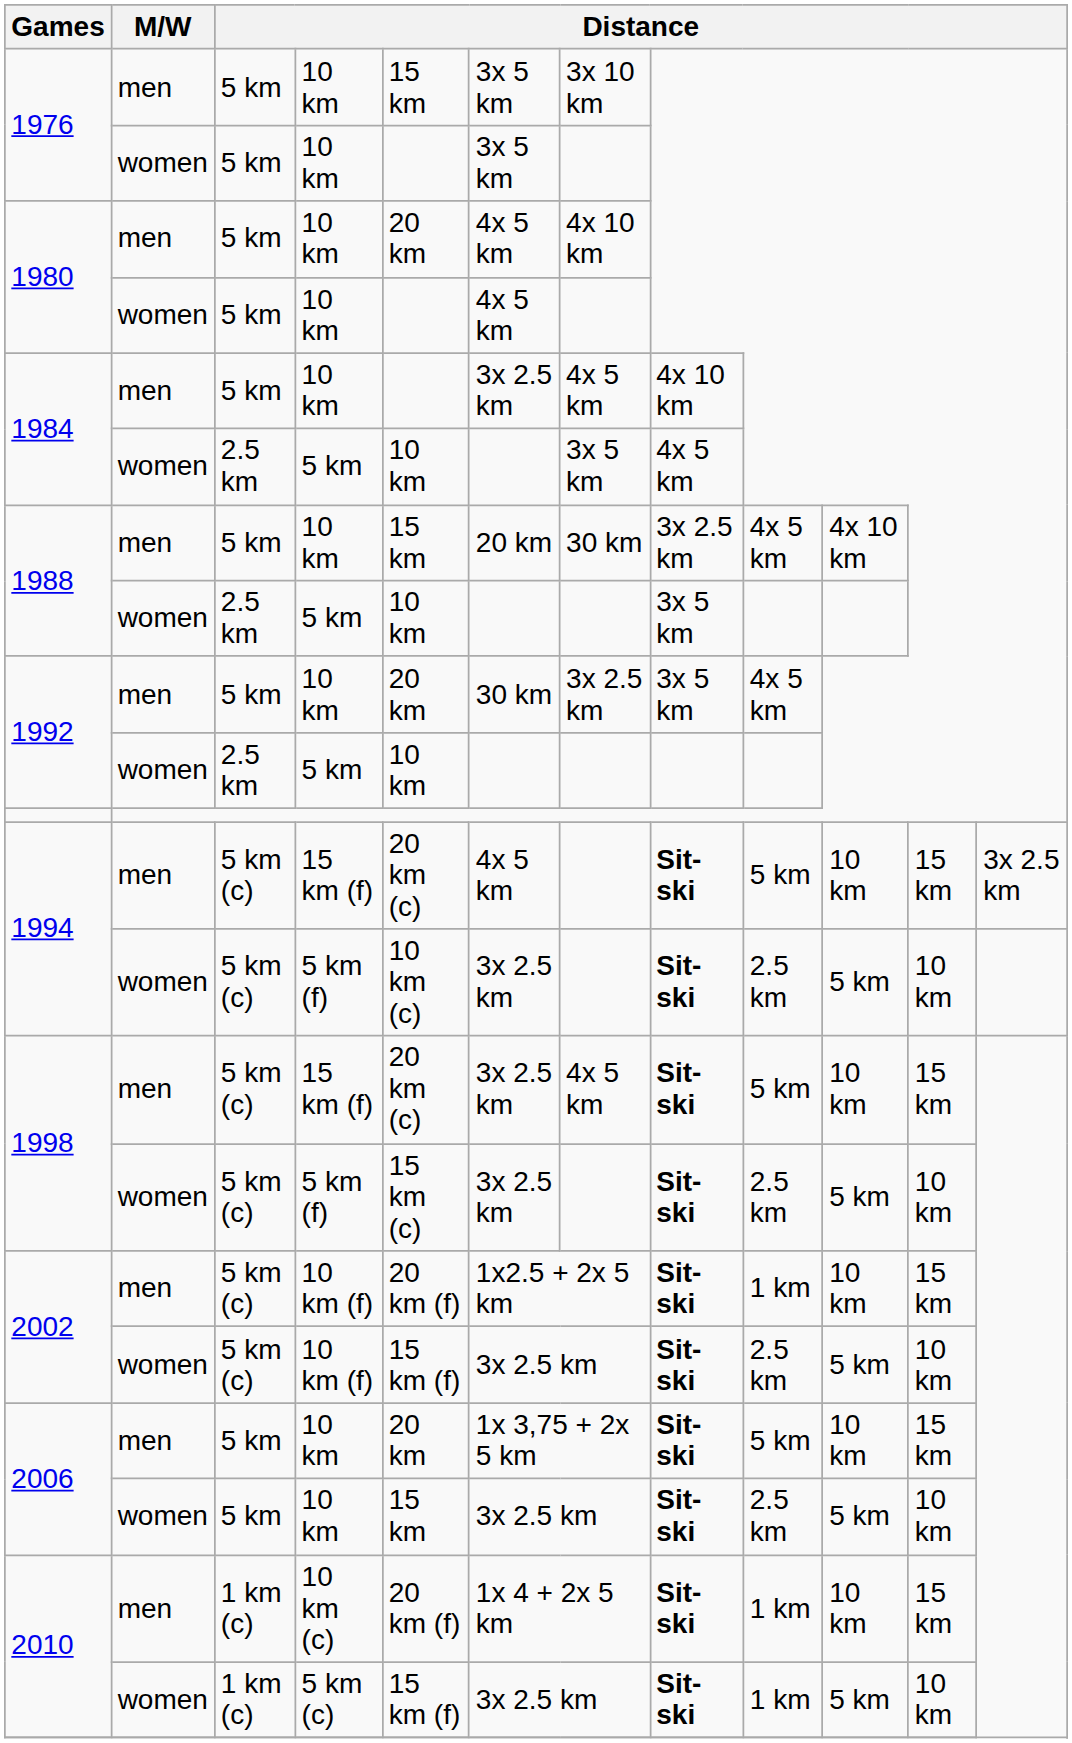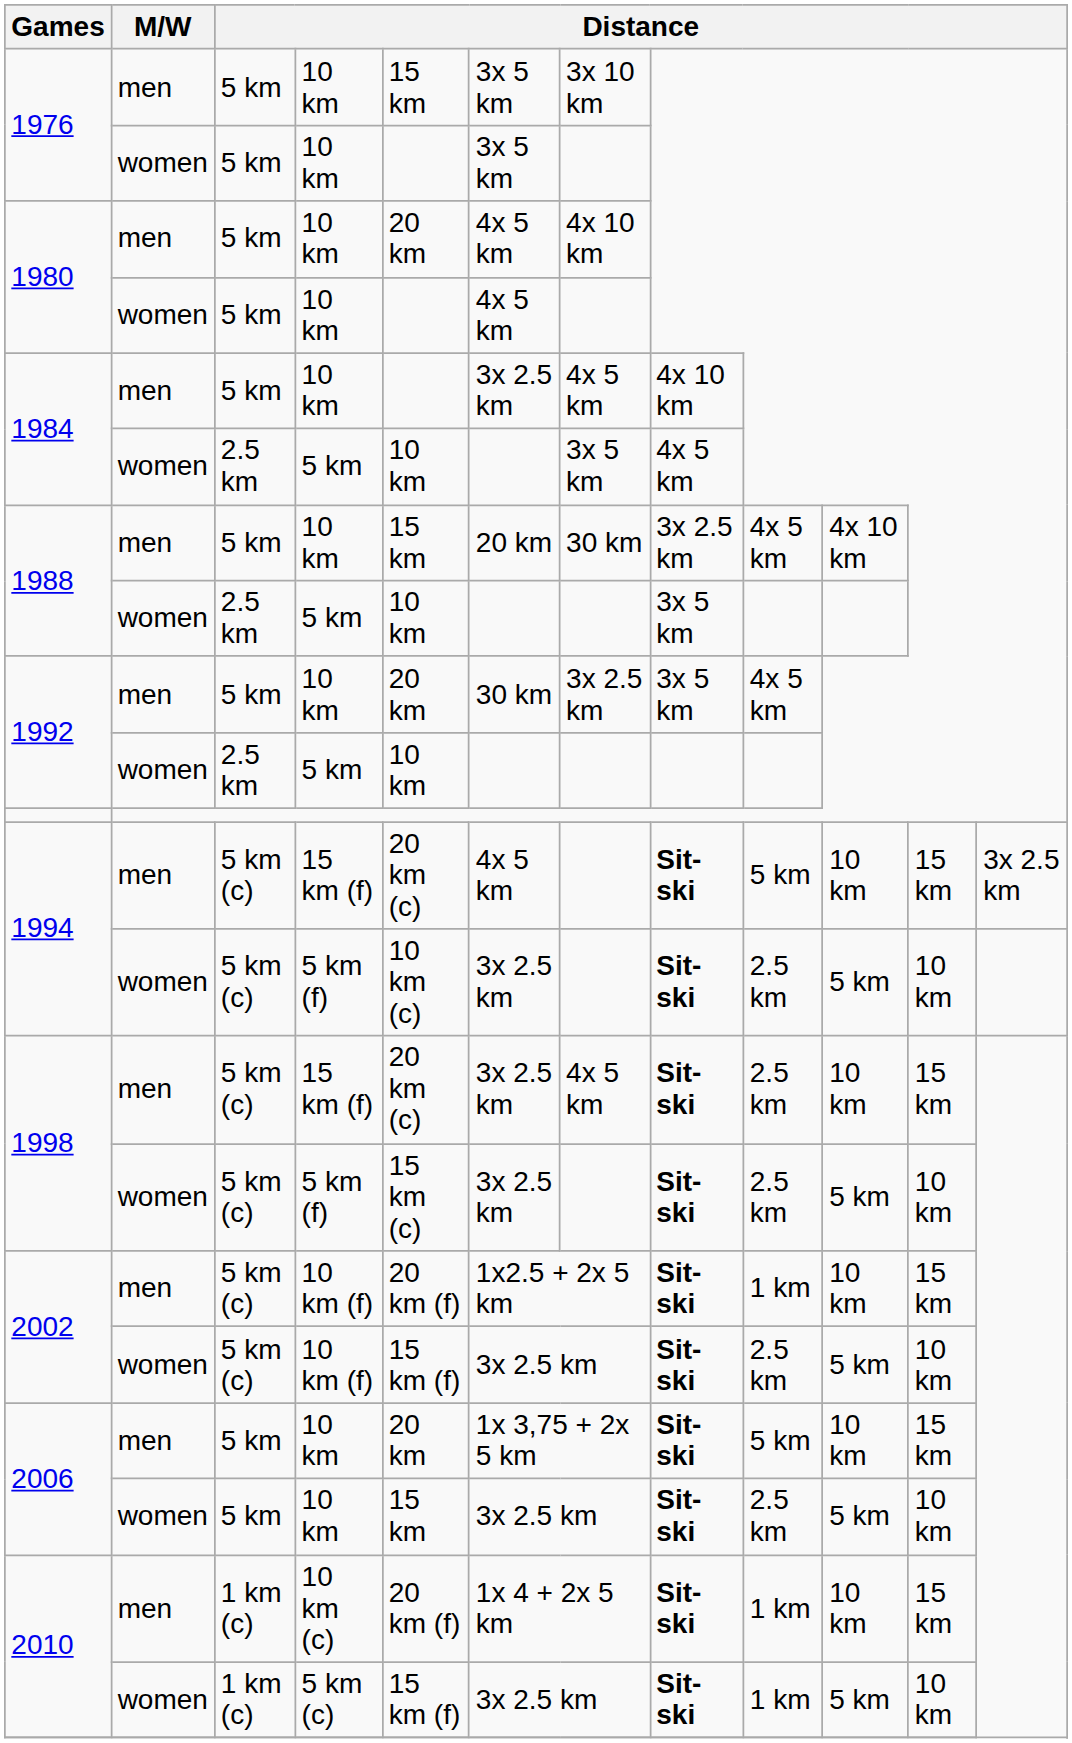(780, 1089) 5 km -> (769, 1089) 2.5 km
